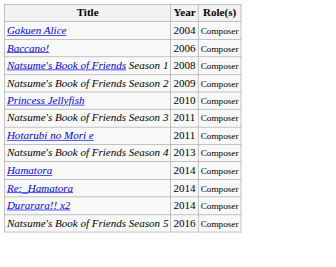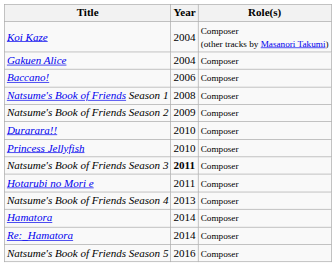+ row: (27, 36)
+ row: (32, 130)
(184, 118) normal -> (184, 165) bold
- row: (39, 205)
